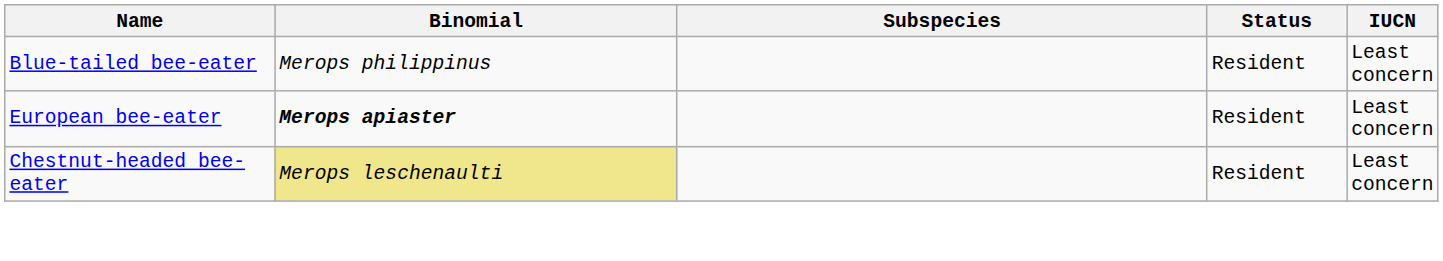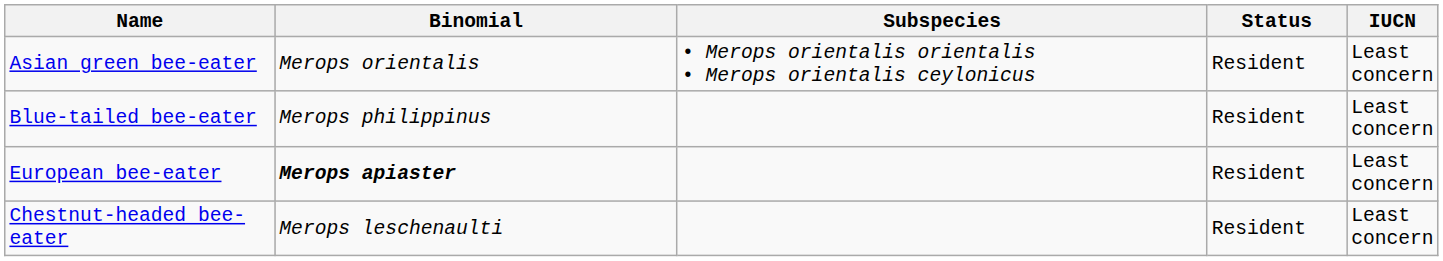+ row: (133, 64)
(391, 173) khaki background -> (391, 228) no background
